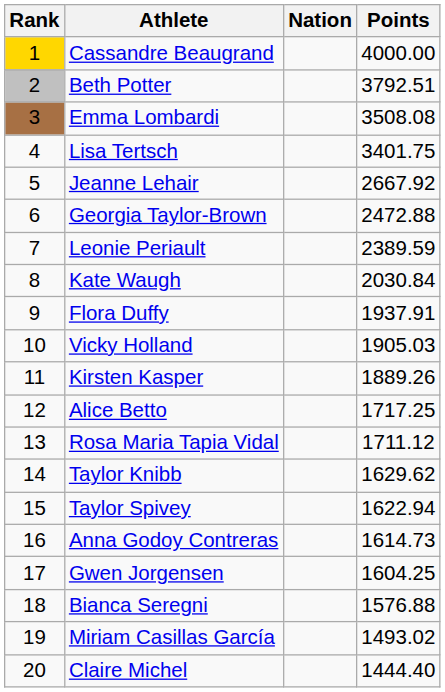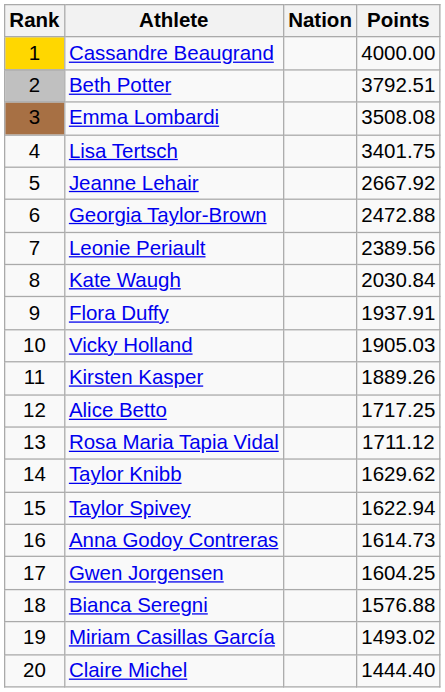(398, 248) 2389.59 -> (398, 248) 2389.56
